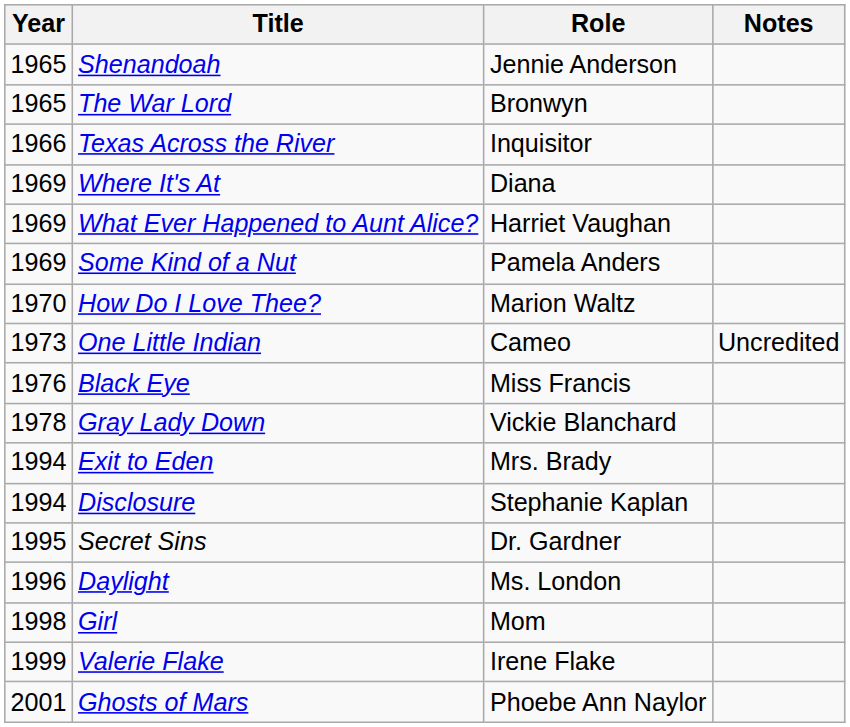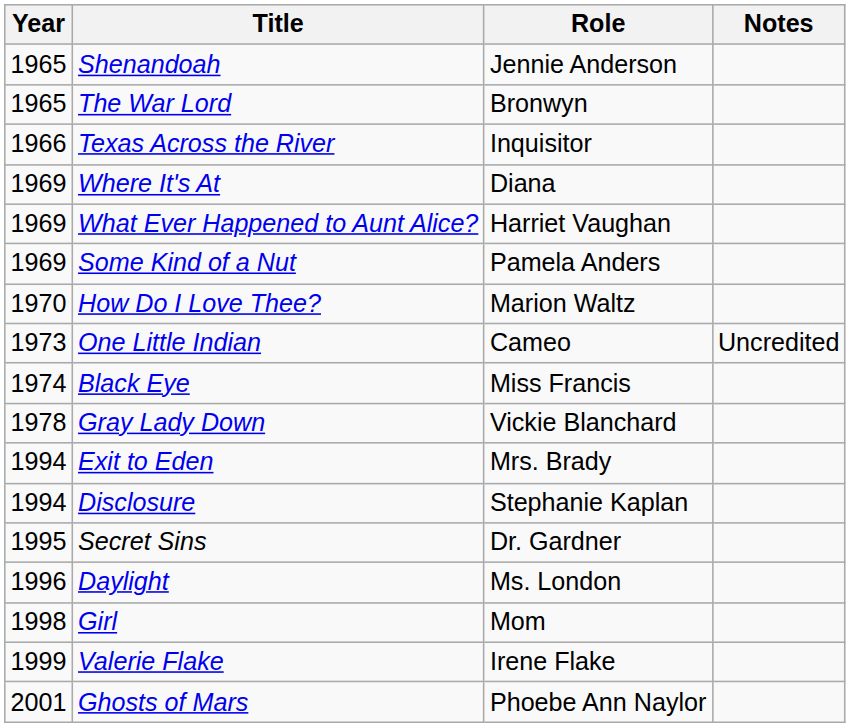(39, 382) 1976 -> (39, 382) 1974
